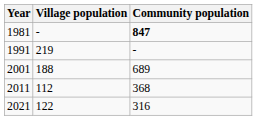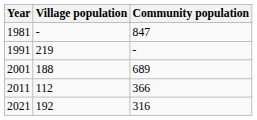(141, 32) bold -> (141, 32) normal
(141, 87) 368 -> (141, 87) 366
(45, 106) 122 -> (45, 106) 192
